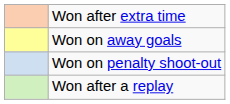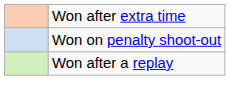- row: (117, 39)
